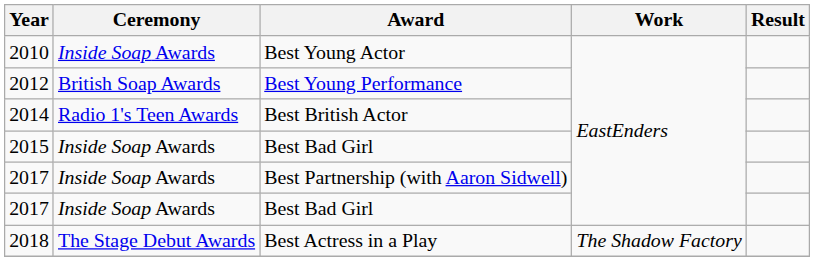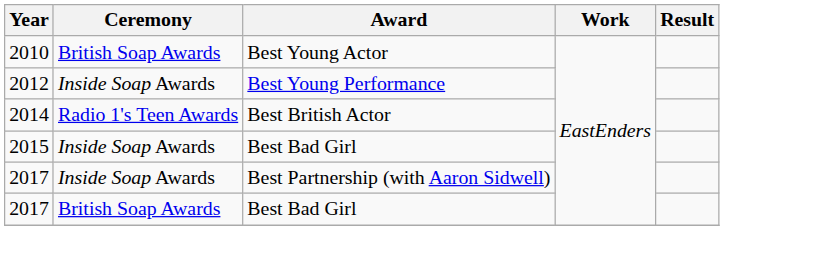(136, 51) Inside Soap Awards -> (139, 51) British Soap Awards
(139, 83) British Soap Awards -> (136, 83) Inside Soap Awards
(136, 209) Inside Soap Awards -> (139, 209) British Soap Awards
- row: (29, 240)
